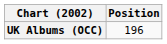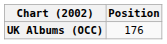(134, 30) 196 -> (134, 30) 176
